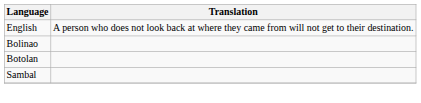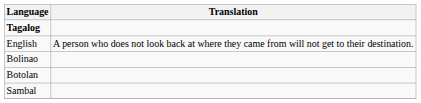+ row: (23, 28)
